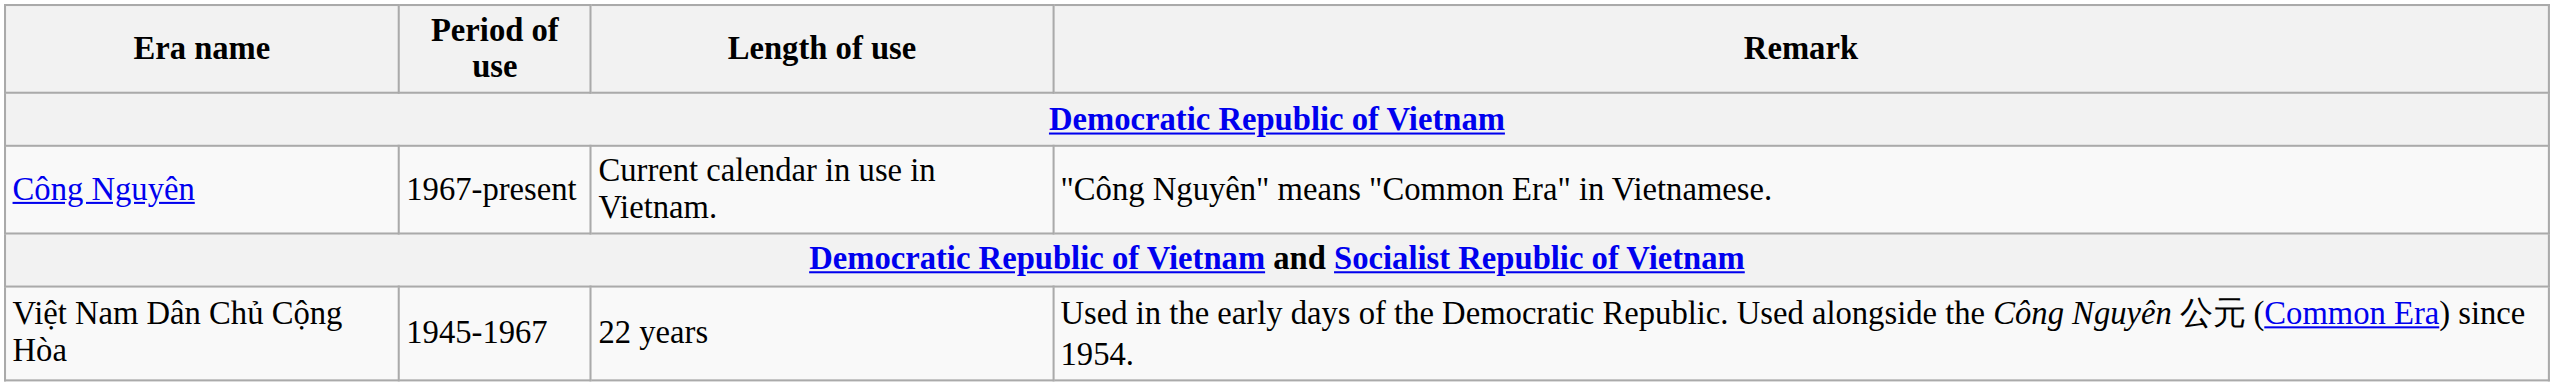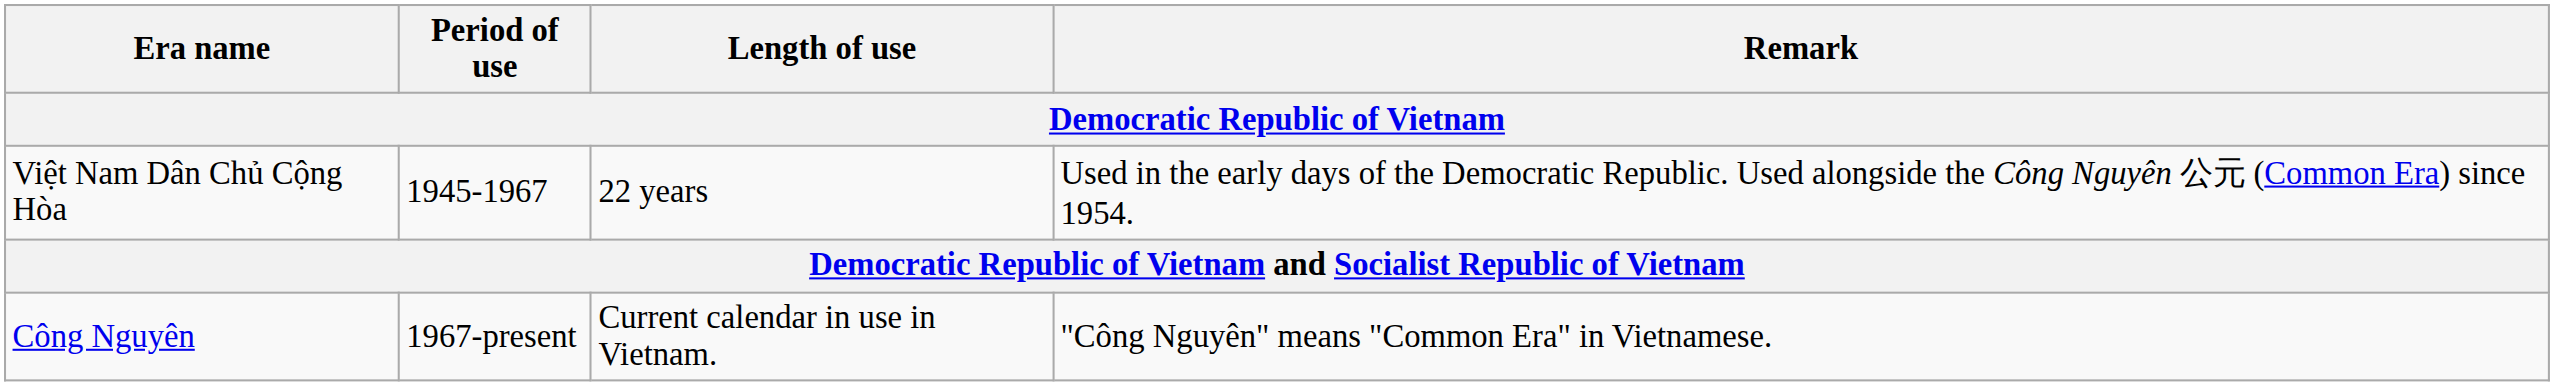rows swapped: (177, 332) <-> (104, 188)
